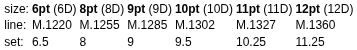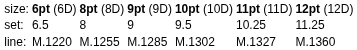rows swapped: (14, 42) <-> (15, 25)
